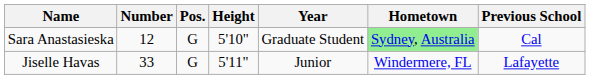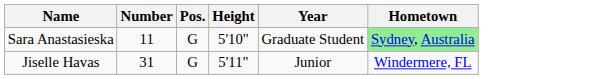- column: (531, 16)
(147, 39) 12 -> (147, 39) 11
(147, 62) 33 -> (147, 62) 31
